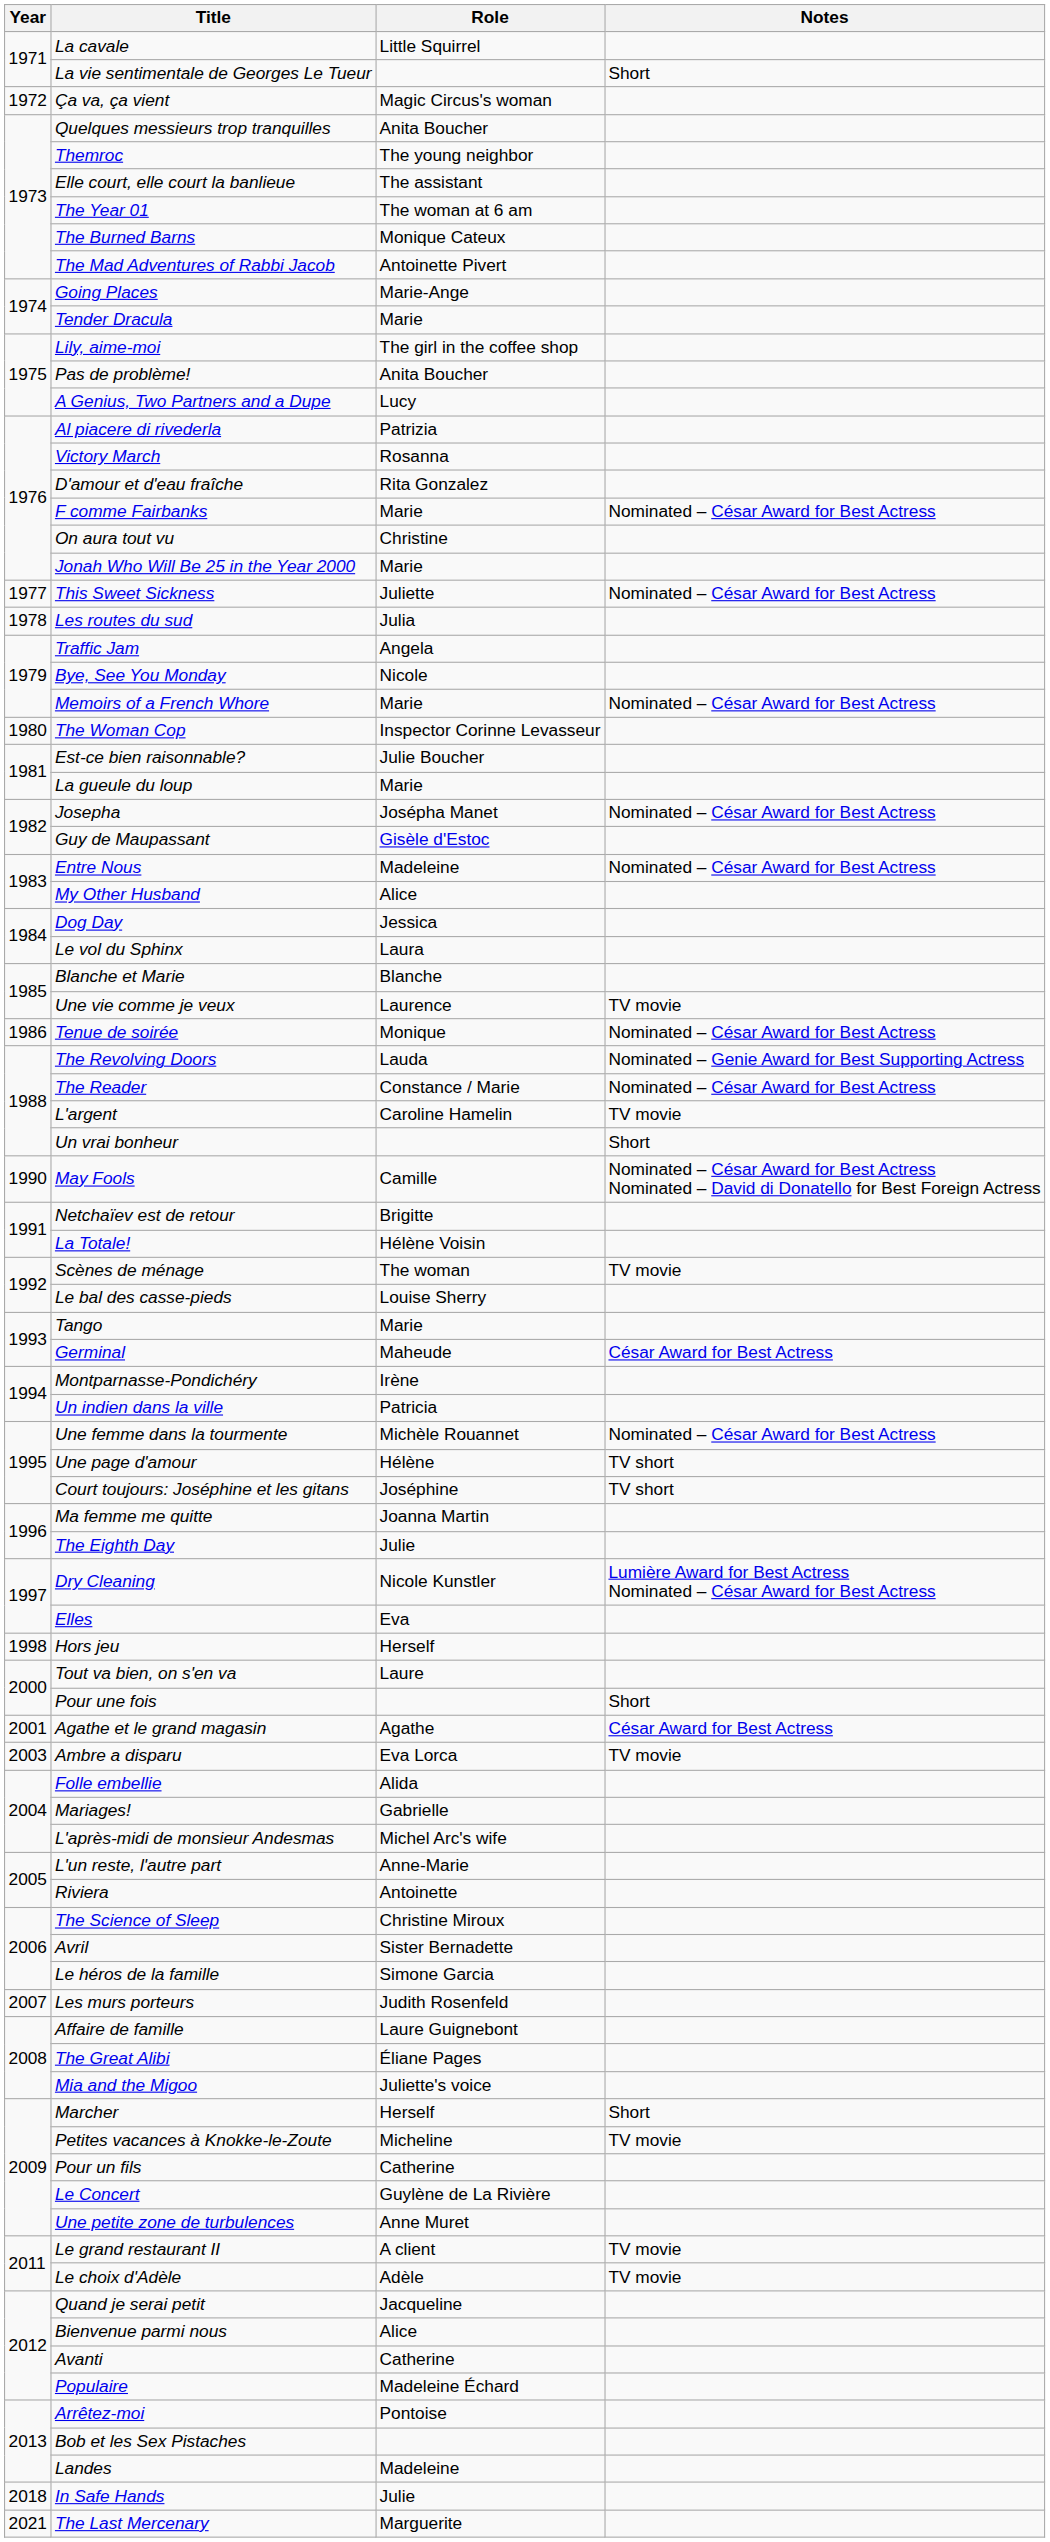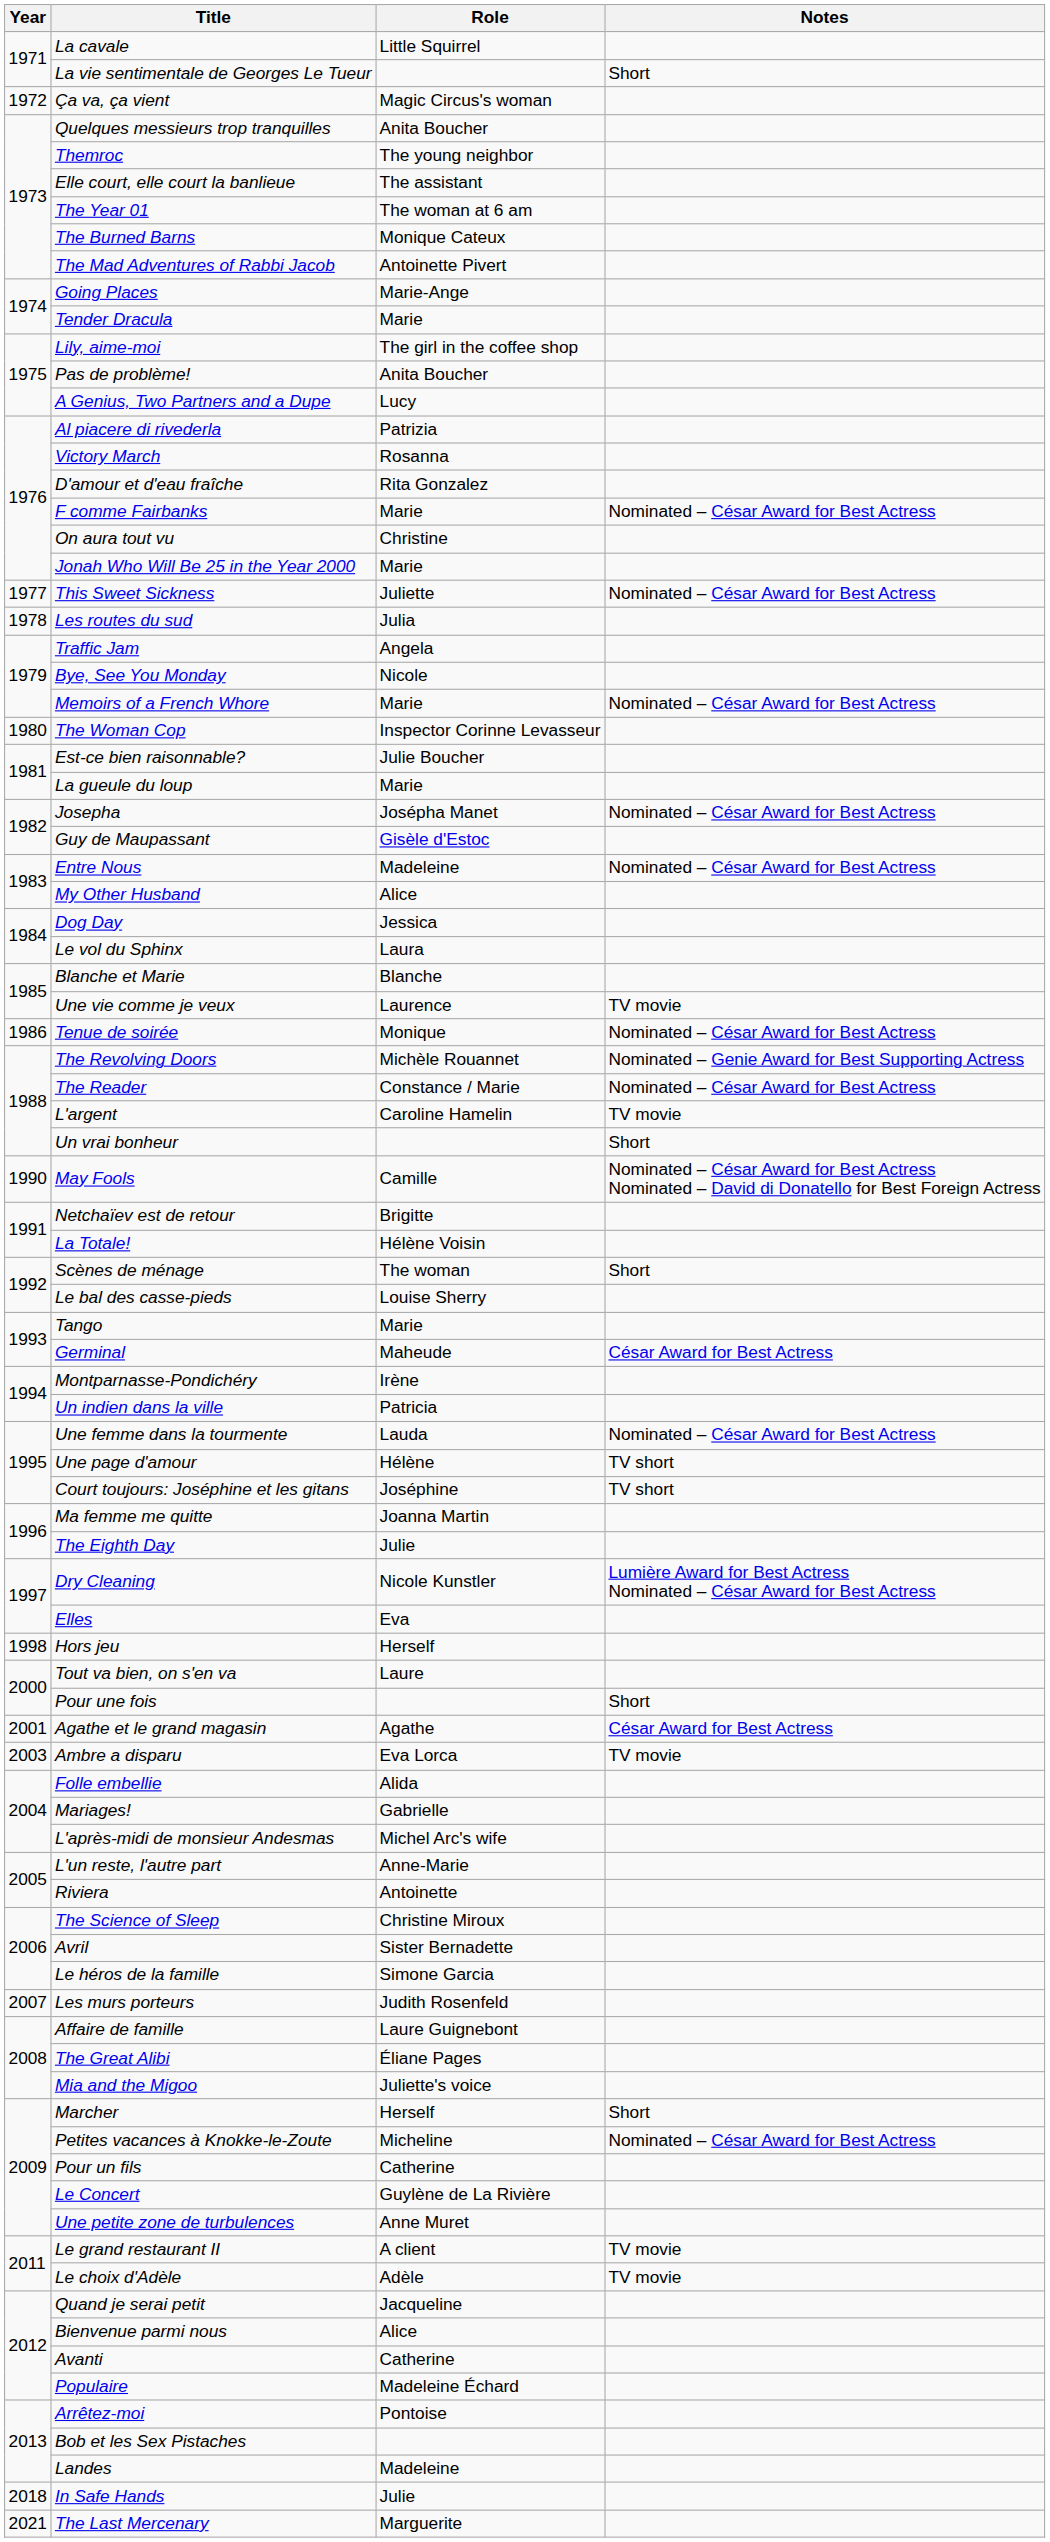(404, 1059) Lauda -> (449, 1059) Michèle Rouannet
(645, 1270) TV movie -> (629, 1270) Short
(449, 1435) Michèle Rouannet -> (404, 1435) Lauda
(645, 2139) TV movie -> (772, 2139) Nominated – César Award for Best Actress
